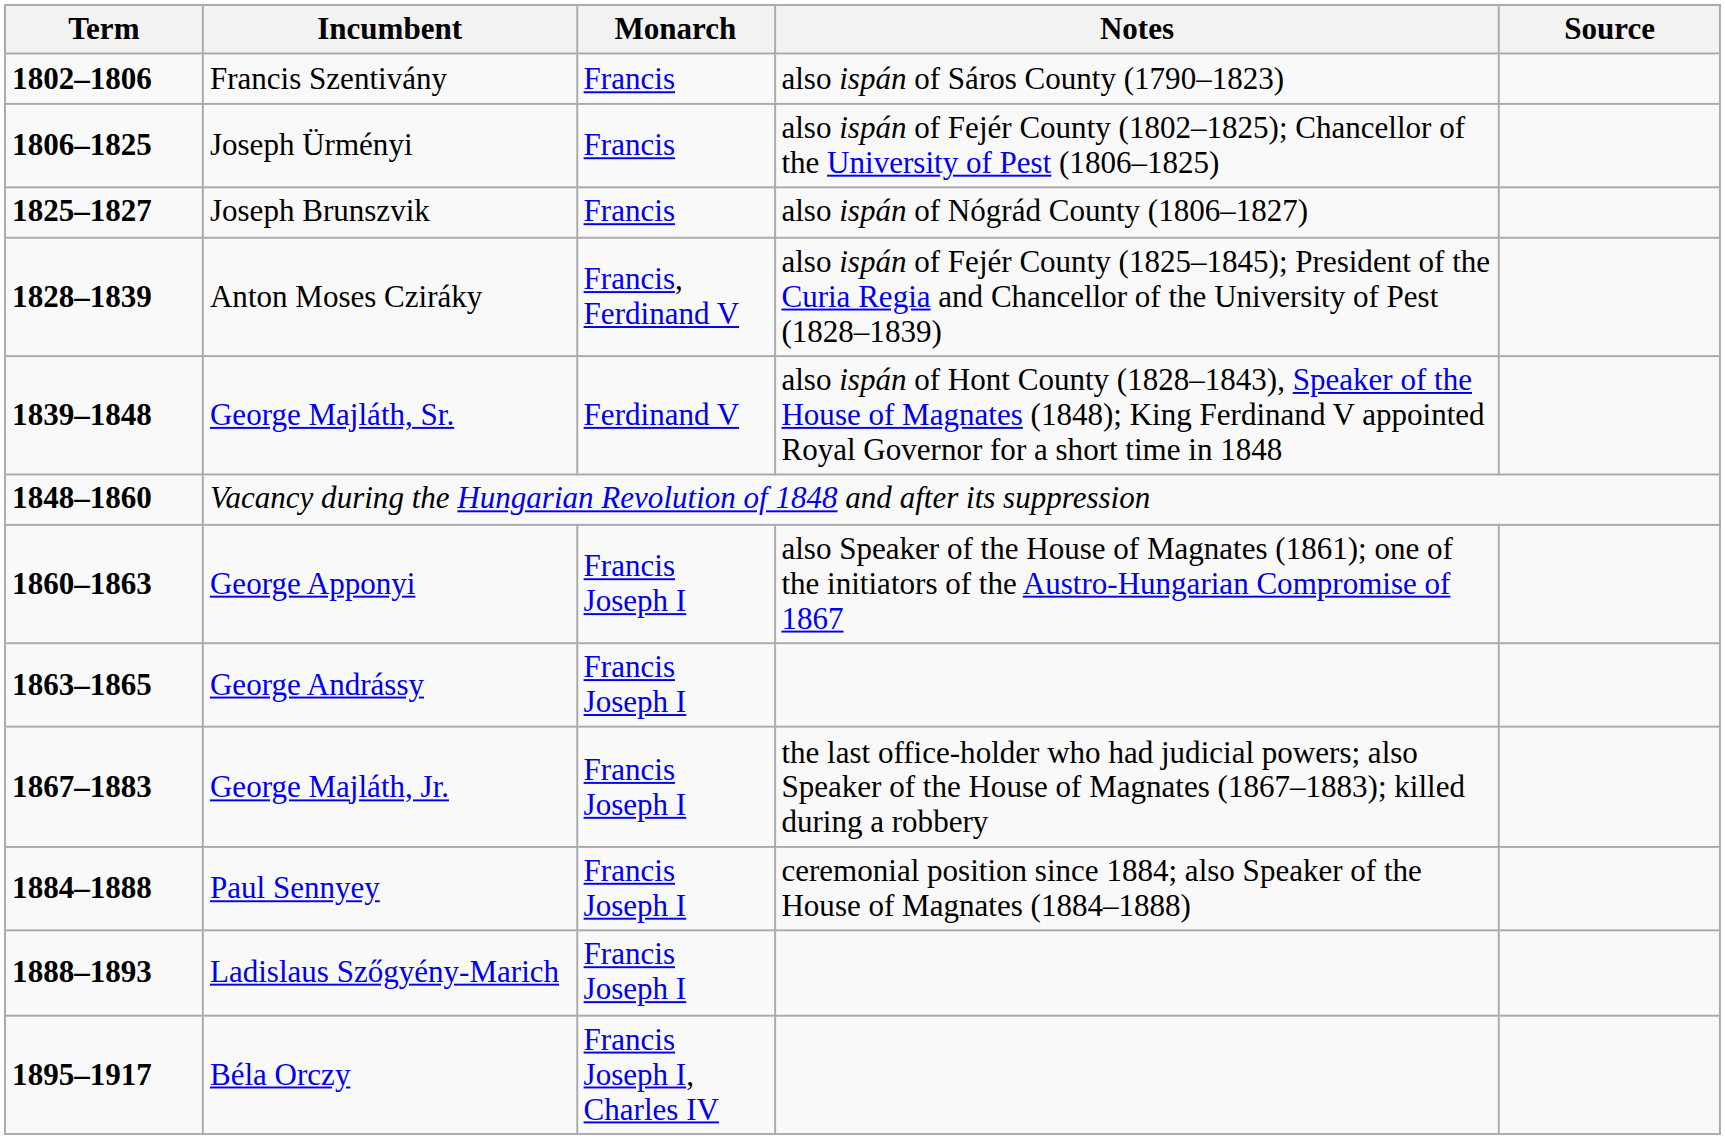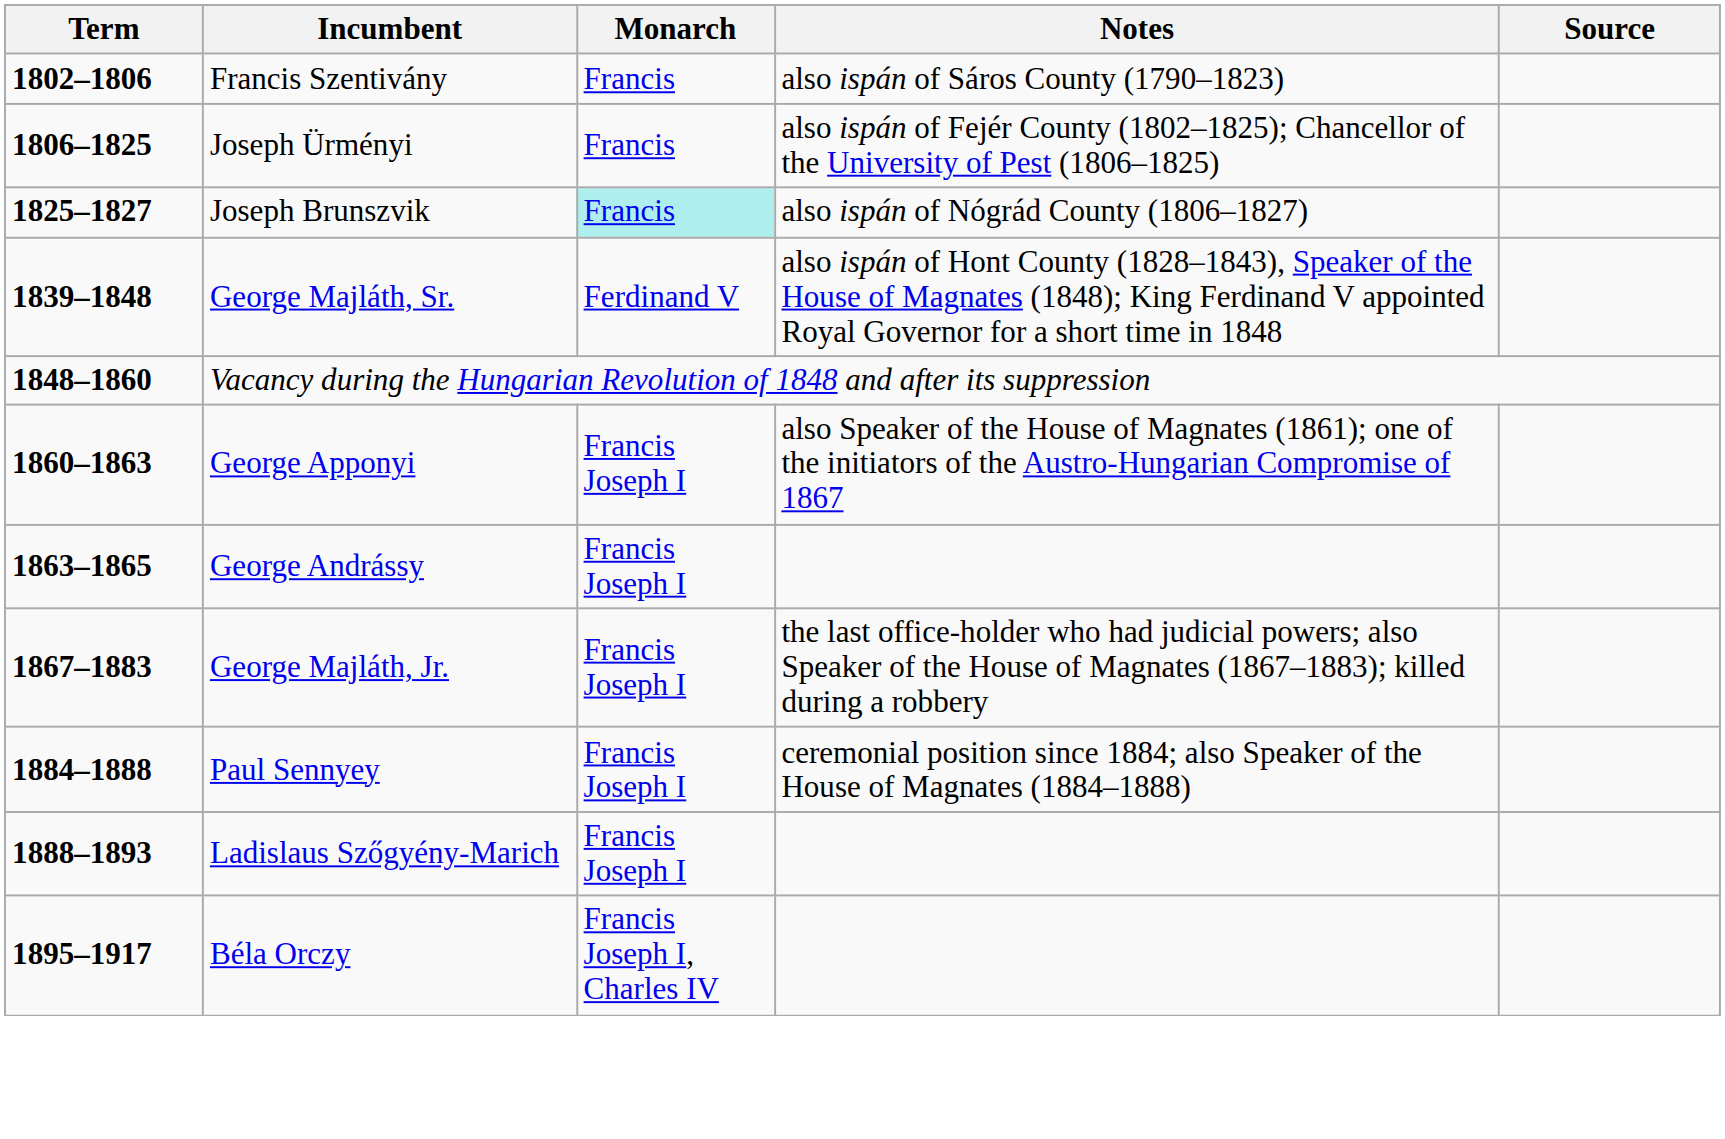(629, 211) no background -> (629, 211) paleturquoise background
- row: (346, 295)
